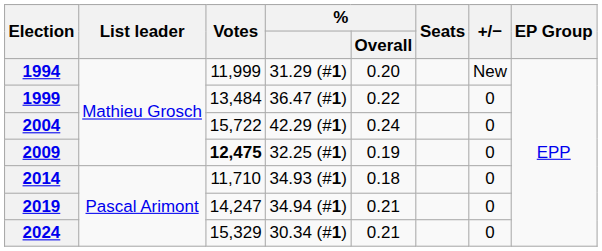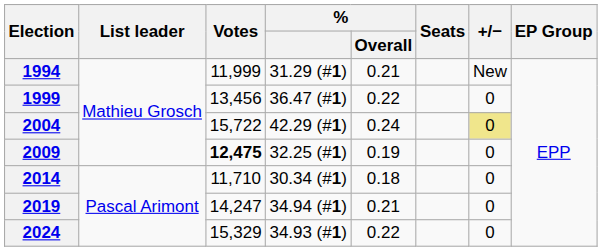(383, 71) 0.20 -> (383, 71) 0.21
(236, 98) 13,484 -> (236, 98) 13,456
(490, 125) no background -> (490, 125) khaki background
(308, 179) 34.93 (#1) -> (308, 179) 30.34 (#1)
(308, 233) 30.34 (#1) -> (308, 233) 34.93 (#1)
(383, 233) 0.21 -> (383, 233) 0.22
